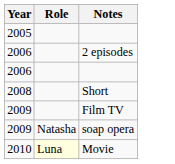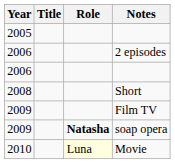+ column: (49, 14)
(57, 129) normal -> (88, 129) bold
